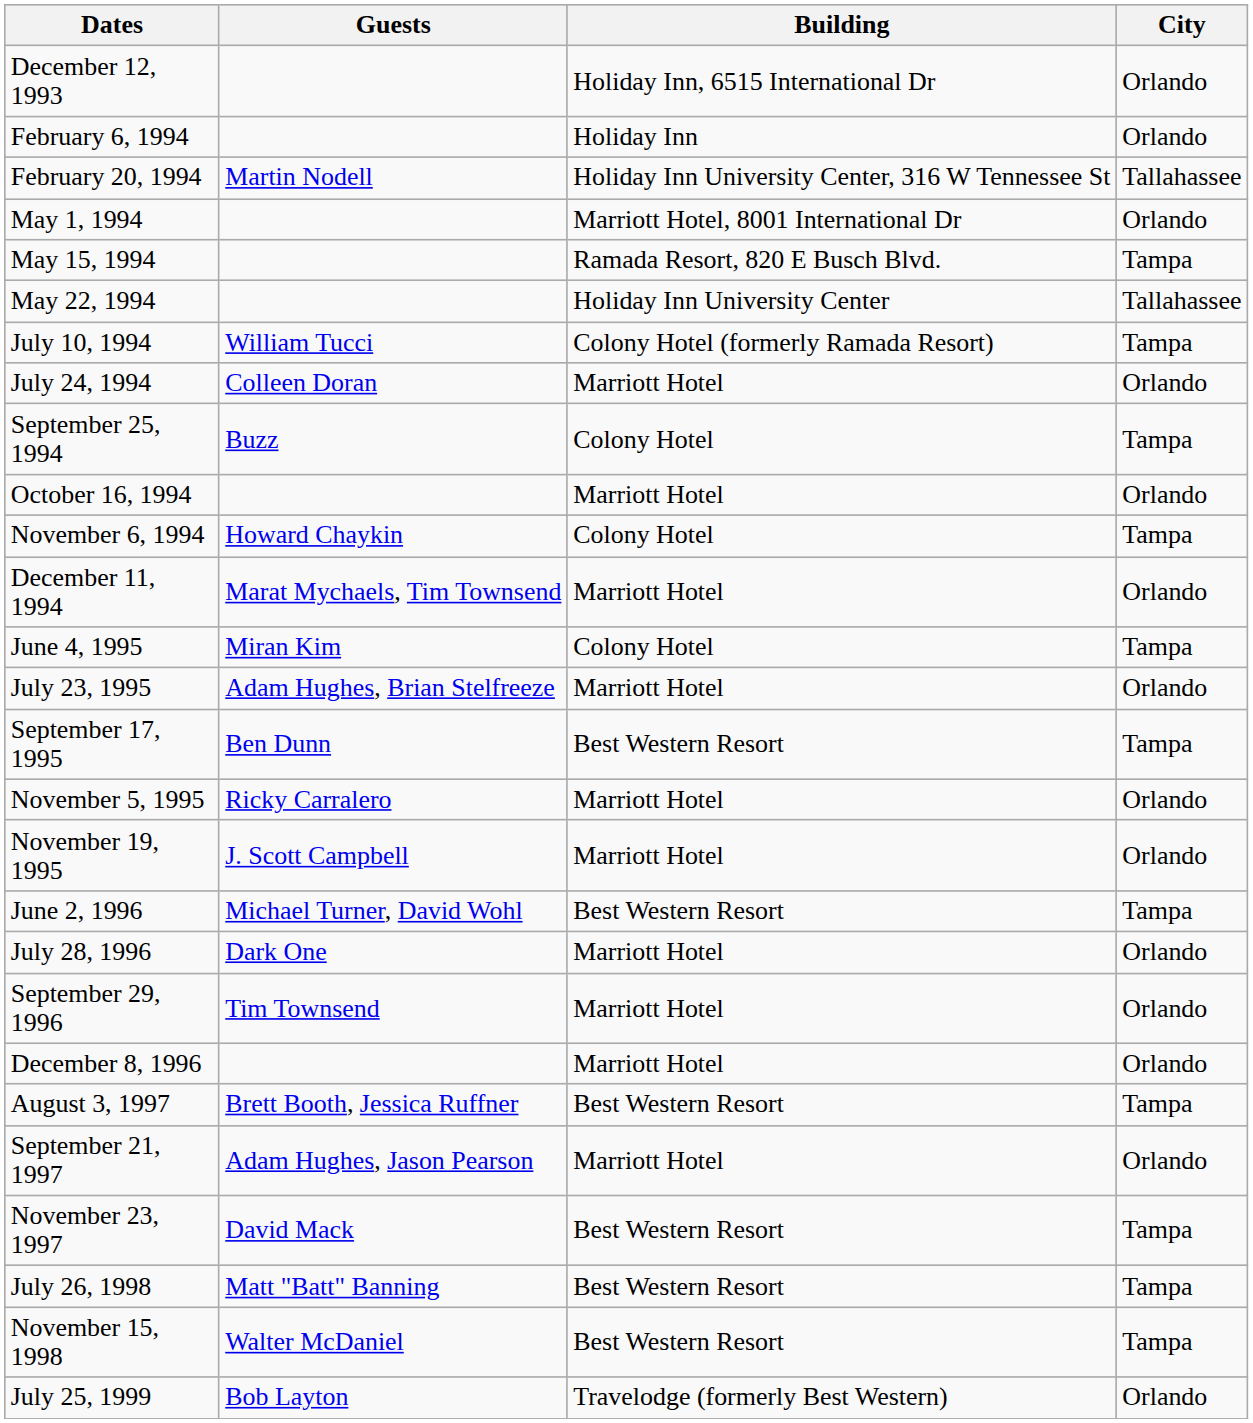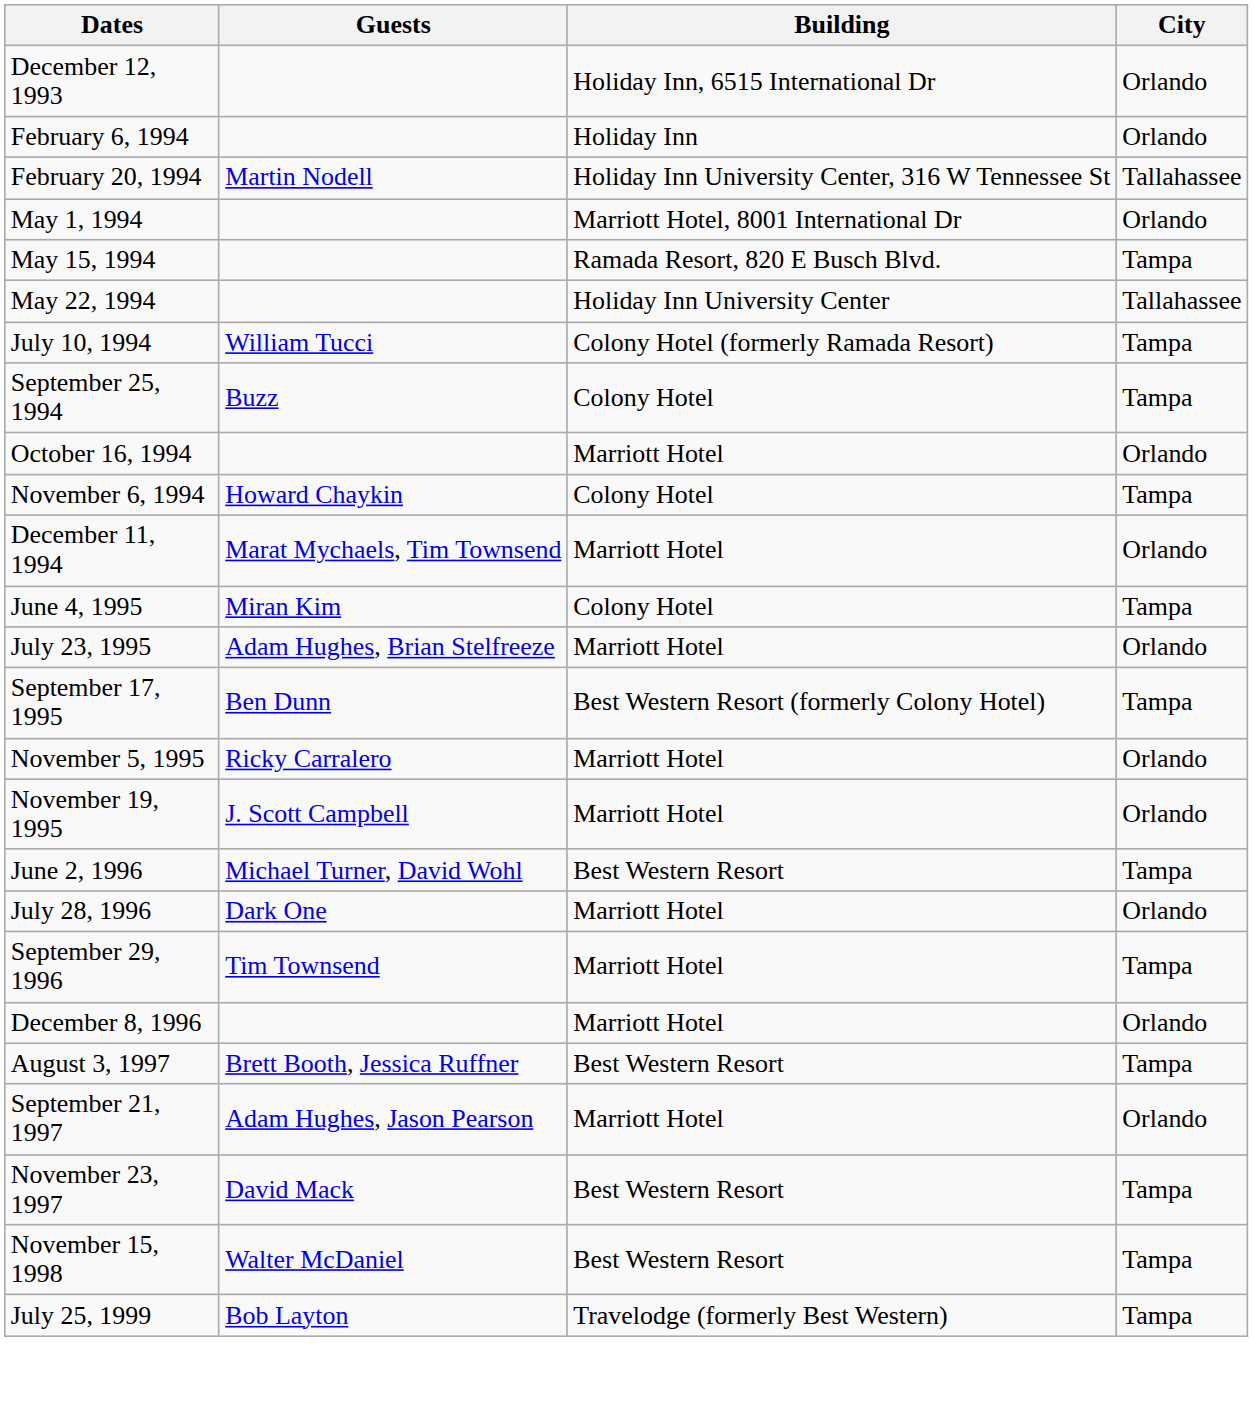- row: (81, 383)
(679, 743) Best Western Resort -> (809, 702) Best Western Resort (formerly Colony Hotel)
(1165, 1007) Orlando -> (1157, 966) Tampa
- row: (81, 1286)
(1165, 1397) Orlando -> (1157, 1315) Tampa
